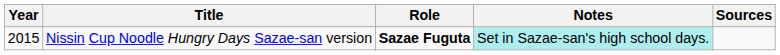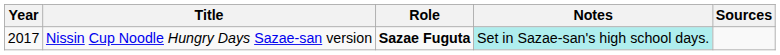(24, 38) 2015 -> (24, 38) 2017
